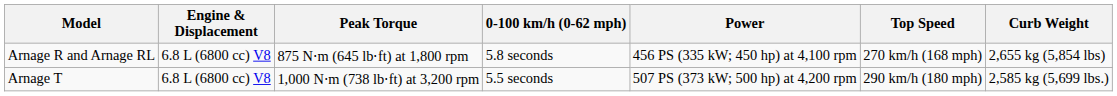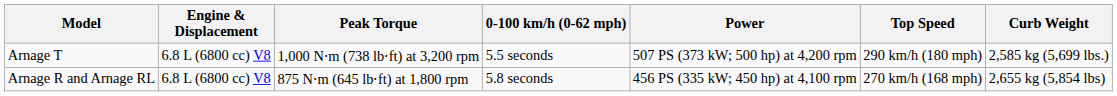rows swapped: (81, 55) <-> (35, 79)
